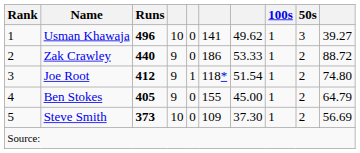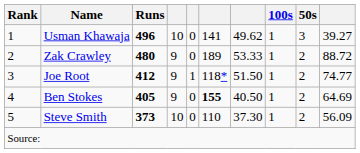(145, 55) 440 -> (145, 55) 480
(212, 55) 186 -> (212, 55) 189
(248, 76) 51.54 -> (248, 76) 51.50
(337, 76) 74.80 -> (337, 76) 74.77
(212, 96) normal -> (212, 96) bold
(248, 96) 45.00 -> (248, 96) 40.50
(337, 96) 64.79 -> (337, 96) 64.69
(212, 117) 109 -> (211, 117) 110
(337, 117) 56.69 -> (337, 117) 56.09
